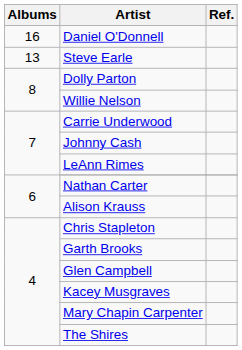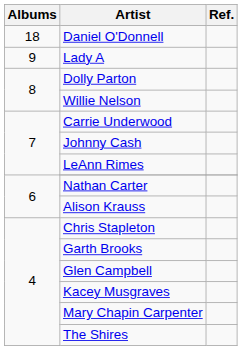(32, 36) 16 -> (32, 36) 18
- row: (98, 57)
+ row: (84, 57)
